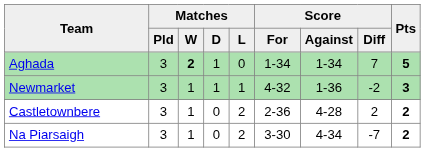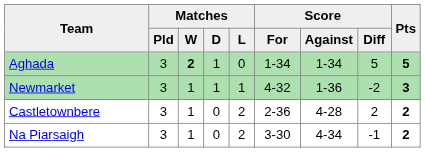(374, 63) 7 -> (374, 63) 5
(374, 135) -7 -> (374, 135) -1
